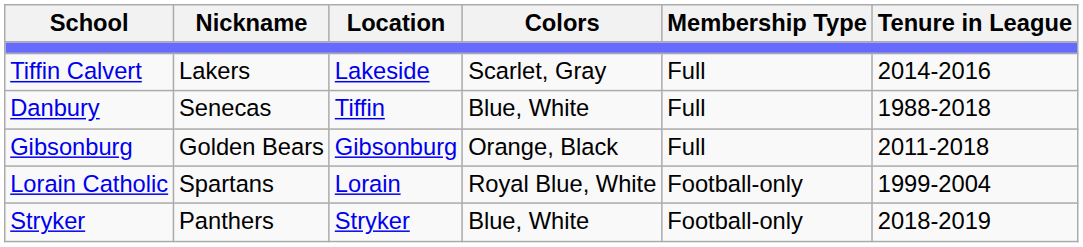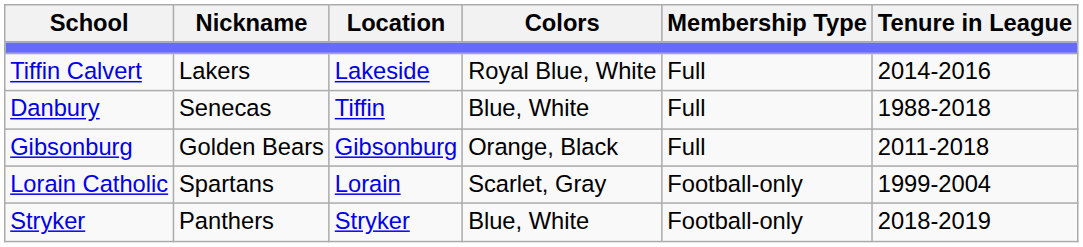(537, 71) Scarlet, Gray -> (562, 71) Royal Blue, White
(562, 184) Royal Blue, White -> (537, 184) Scarlet, Gray
